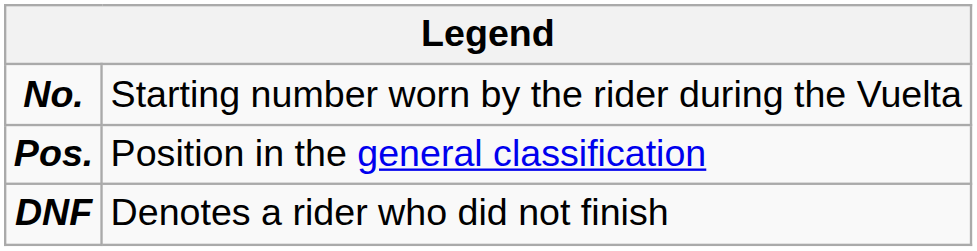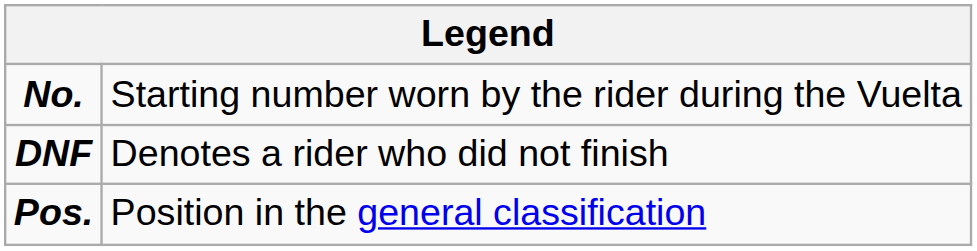rows swapped: (54, 153) <-> (54, 213)
